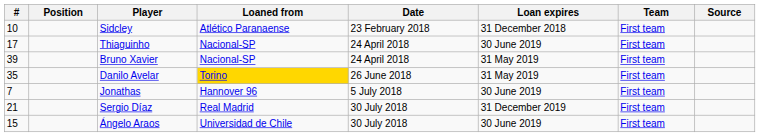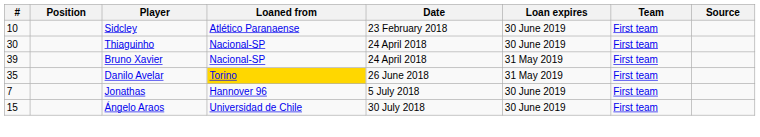(523, 28) 31 December 2018 -> (535, 28) 30 June 2019
(12, 44) 17 -> (12, 44) 30
- row: (126, 108)
